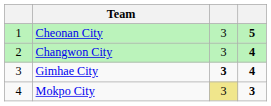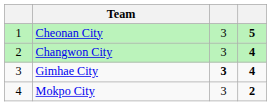(224, 91) khaki background -> (224, 91) no background
(252, 91) 3 -> (252, 91) 2
